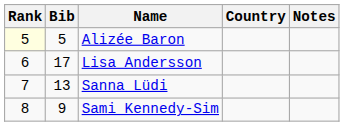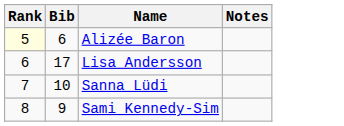- column: (256, 16)
(62, 40) 5 -> (62, 40) 6
(62, 86) 13 -> (62, 86) 10
